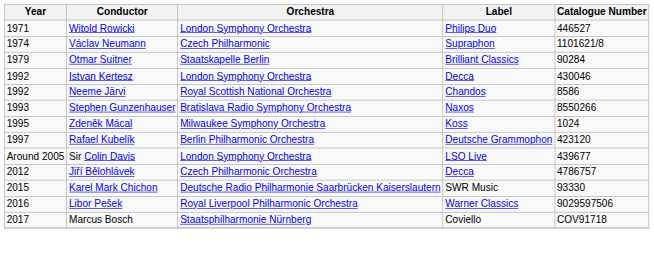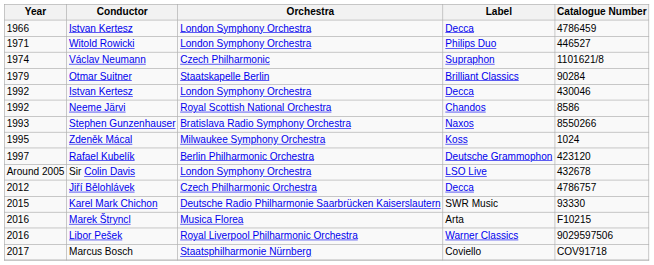+ row: (18, 28)
(574, 156) 439677 -> (574, 172) 432678
+ row: (18, 220)
